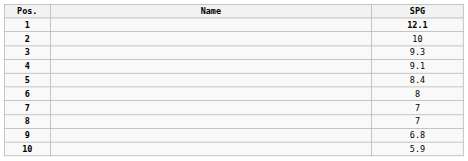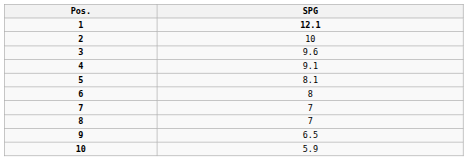- column: (211, 11)
(417, 53) 9.3 -> (310, 53) 9.6
(417, 80) 8.4 -> (310, 80) 8.1
(417, 135) 6.8 -> (310, 135) 6.5
